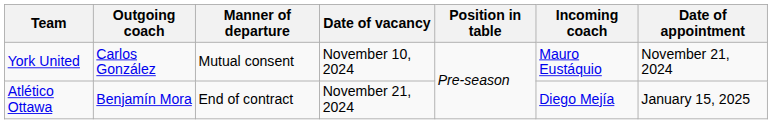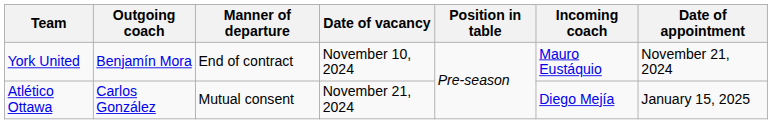(126, 61) Carlos González -> (144, 61) Benjamín Mora
(246, 61) Mutual consent -> (246, 61) End of contract
(144, 99) Benjamín Mora -> (126, 99) Carlos González
(246, 99) End of contract -> (246, 99) Mutual consent
